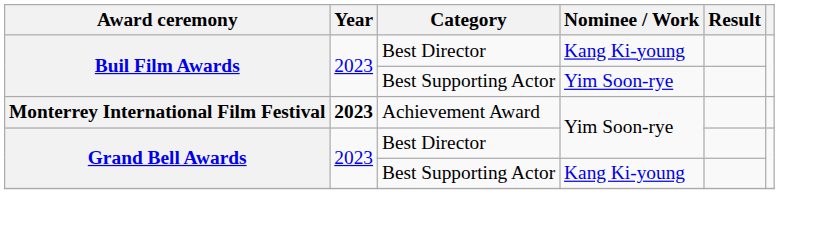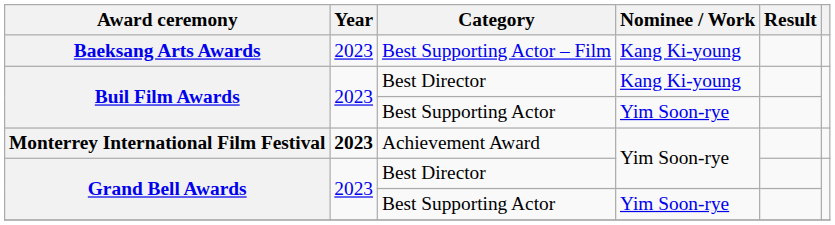+ row: (167, 50)
(625, 173) Kang Ki-young -> (675, 204) Yim Soon-rye
